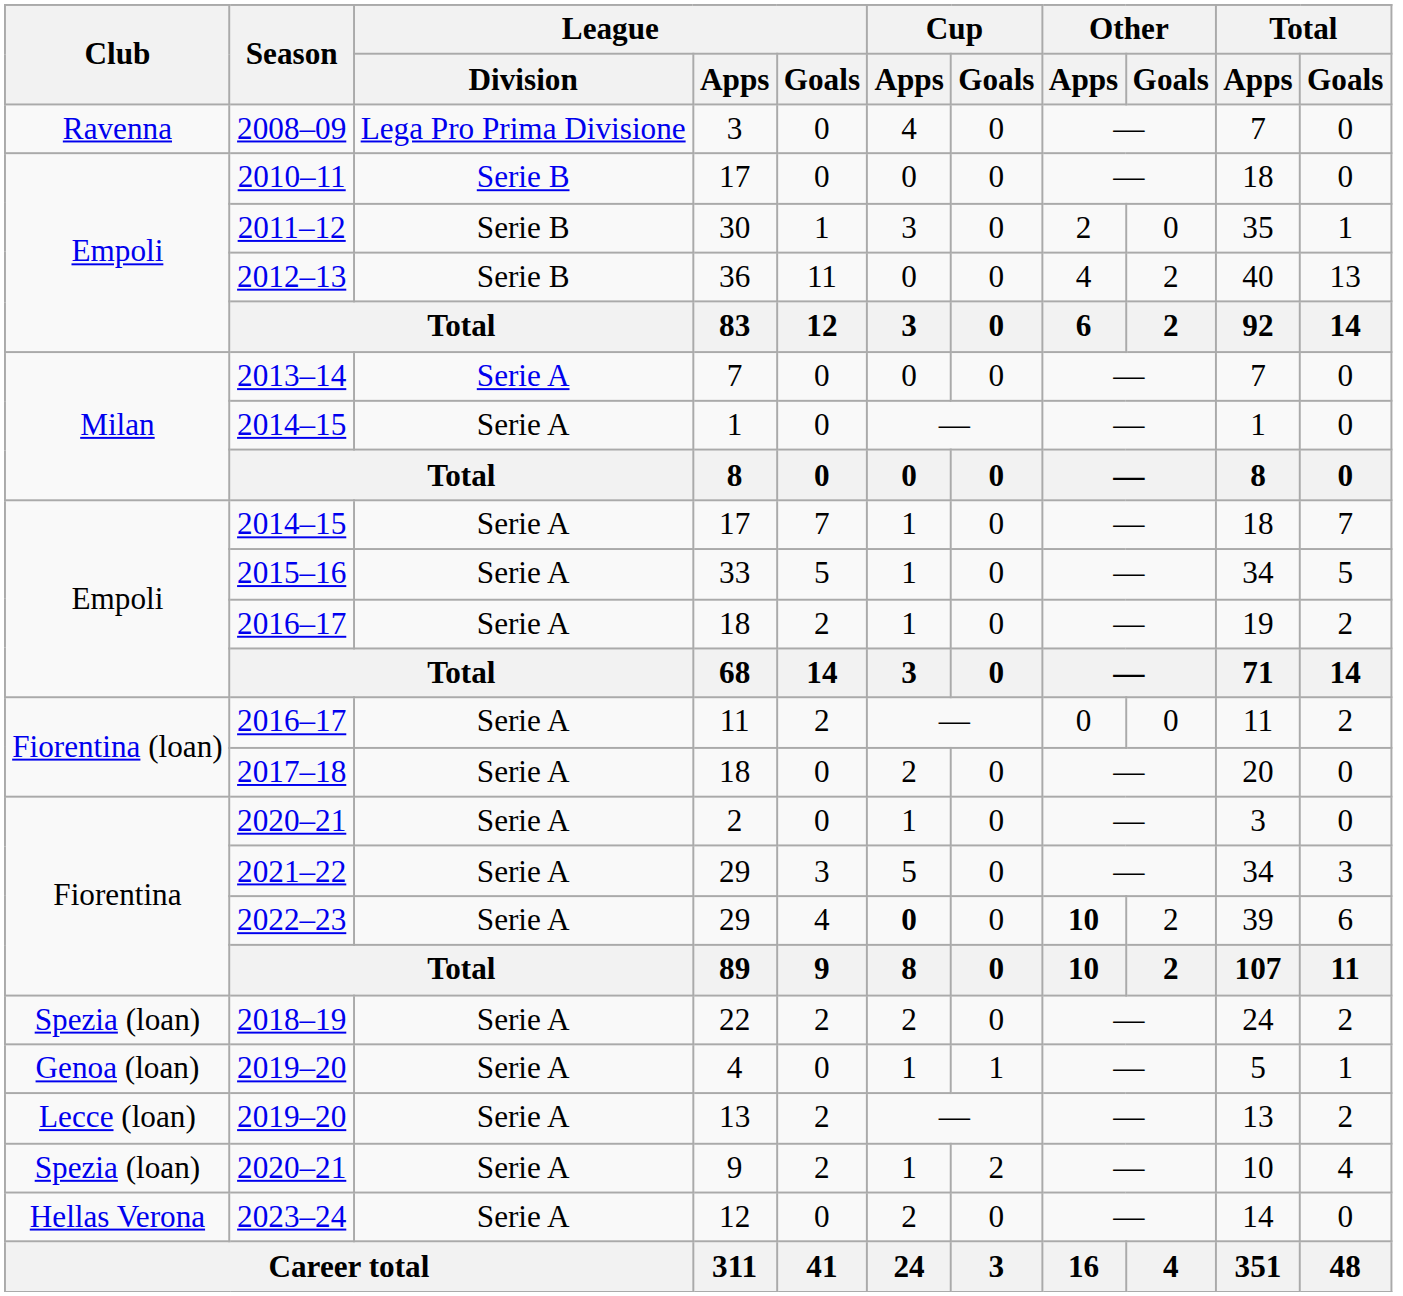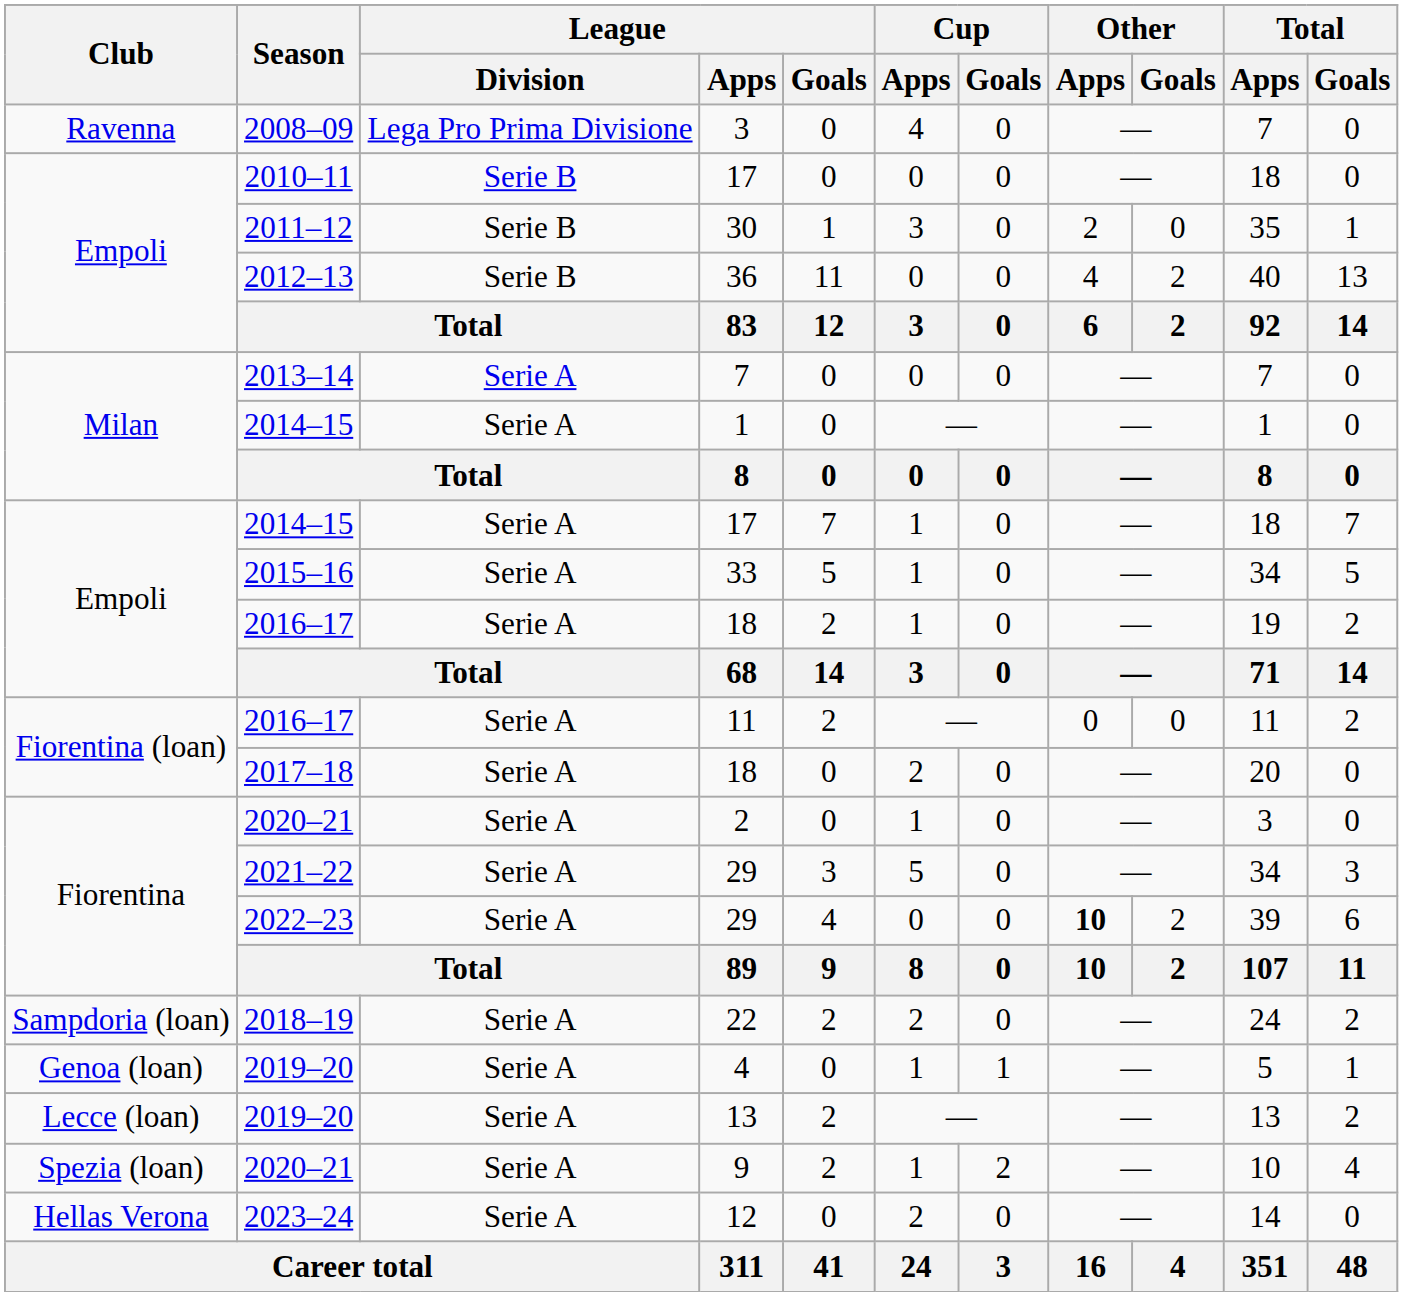(909, 919) bold -> (916, 919) normal
(117, 1018) Spezia (loan) -> (121, 1018) Sampdoria (loan)
